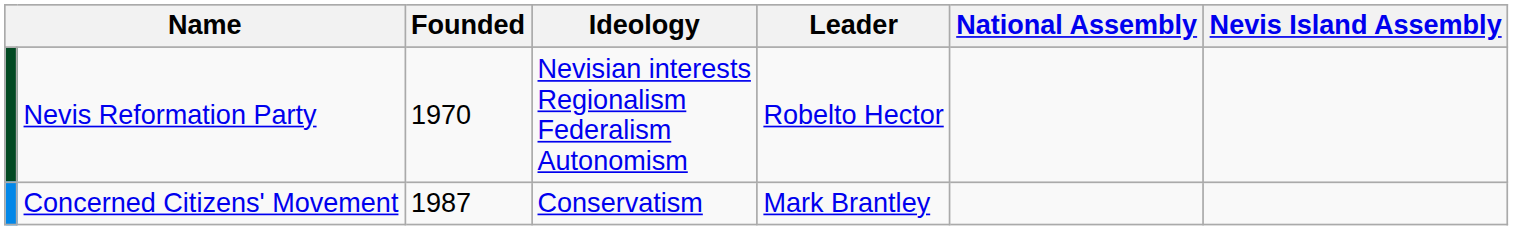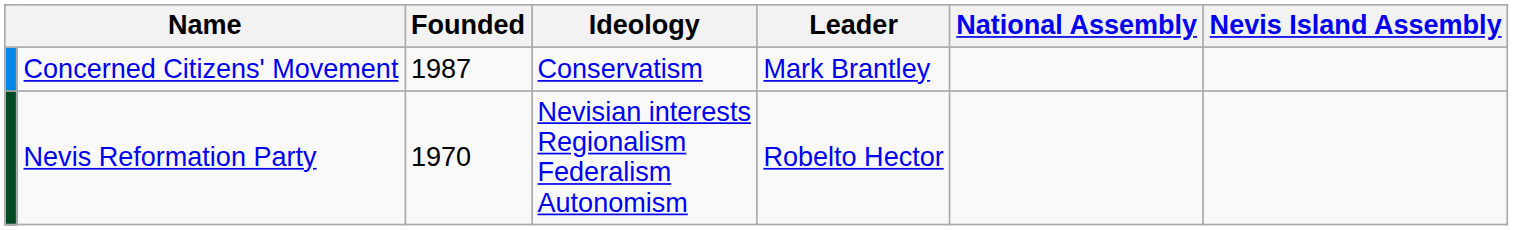rows swapped: (211, 202) <-> (170, 114)
